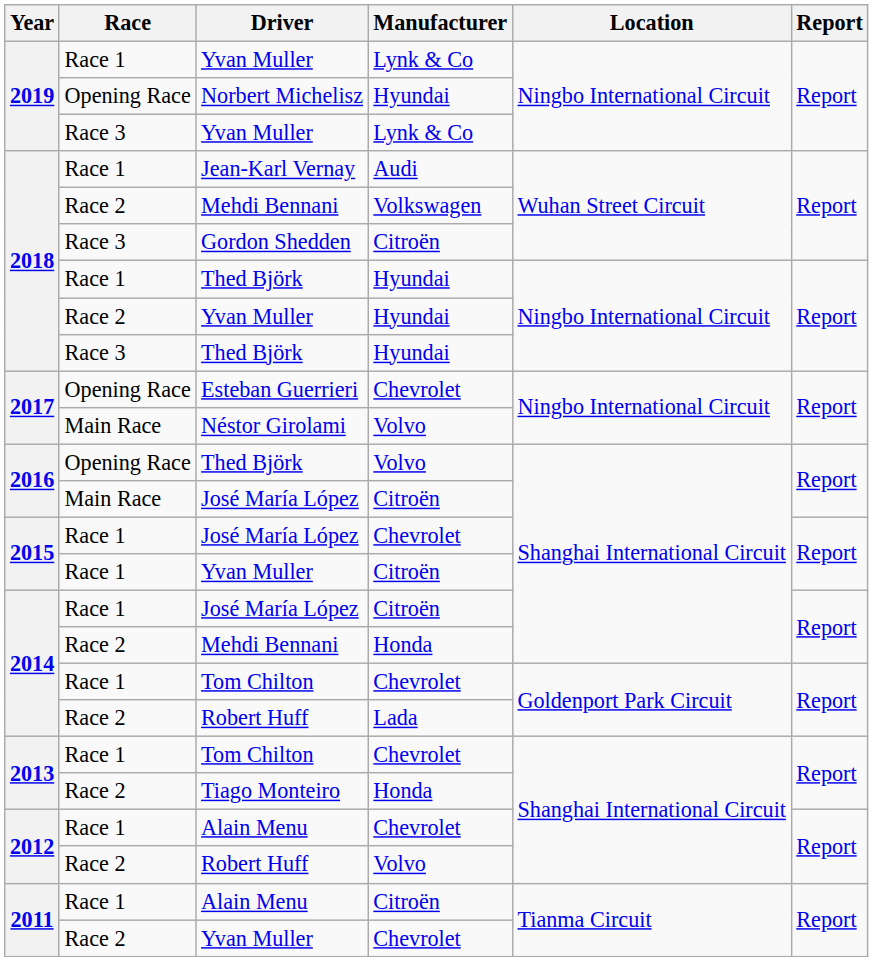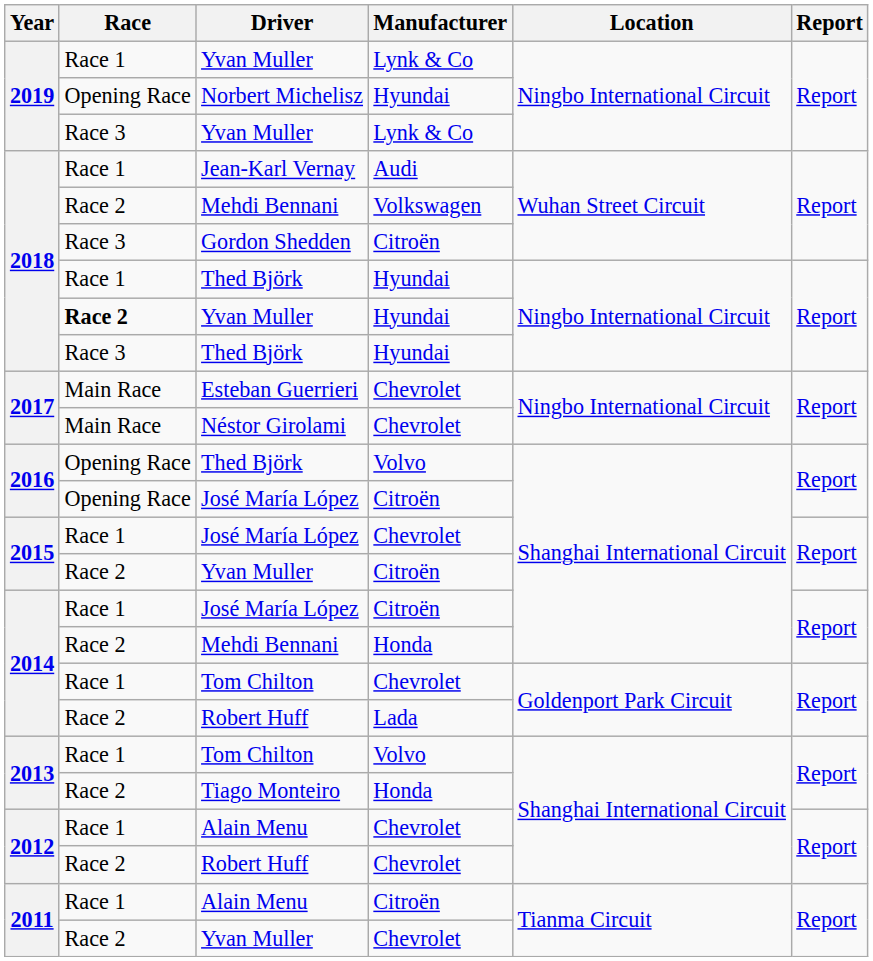(95, 315) normal -> (96, 315) bold
(128, 388) Opening Race -> (113, 388) Main Race
(400, 425) Volvo -> (417, 425) Chevrolet
(113, 498) Main Race -> (128, 498) Opening Race
(95, 571) Race 1 -> (95, 571) Race 2
(417, 754) Chevrolet -> (400, 754) Volvo
(400, 864) Volvo -> (417, 864) Chevrolet
